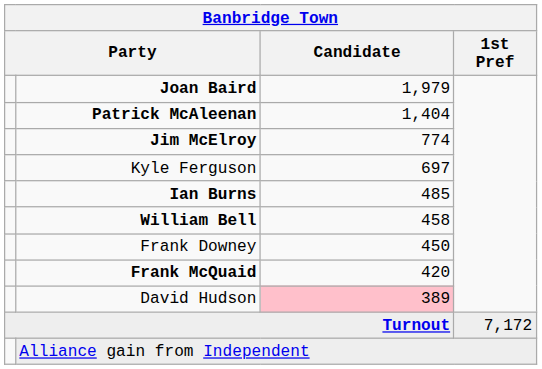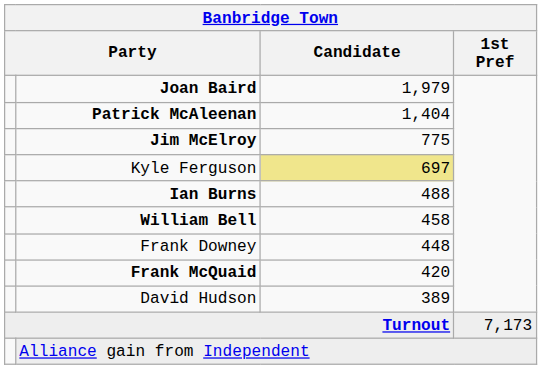(436, 141) 774 -> (436, 141) 775
(436, 168) no background -> (436, 168) khaki background
(436, 194) 485 -> (436, 194) 488
(436, 247) 450 -> (436, 247) 448
(436, 299) pink background -> (436, 299) no background
(508, 325) 7,172 -> (508, 325) 7,173
